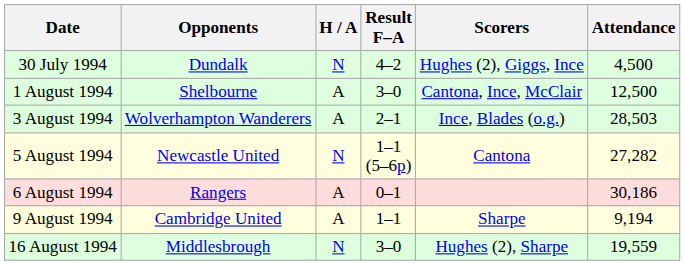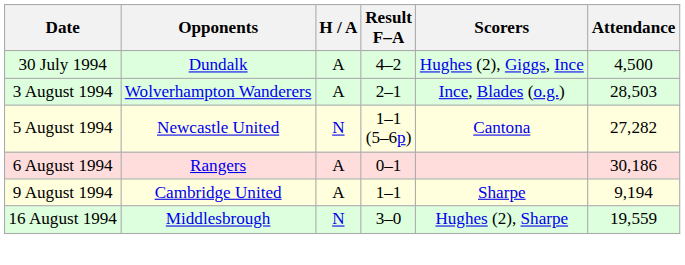(338, 64) N -> (338, 64) A
- row: (63, 91)
